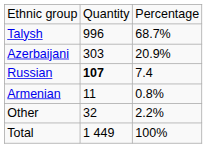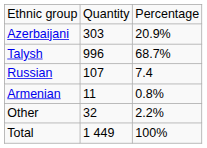rows swapped: (25, 34) <-> (38, 53)
(94, 73) bold -> (94, 73) normal
